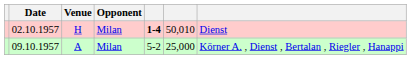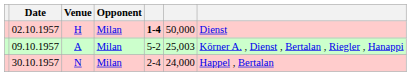(180, 29) 50,010 -> (180, 29) 50,000
(180, 46) 25,000 -> (180, 46) 25,003
+ row: (35, 63)
